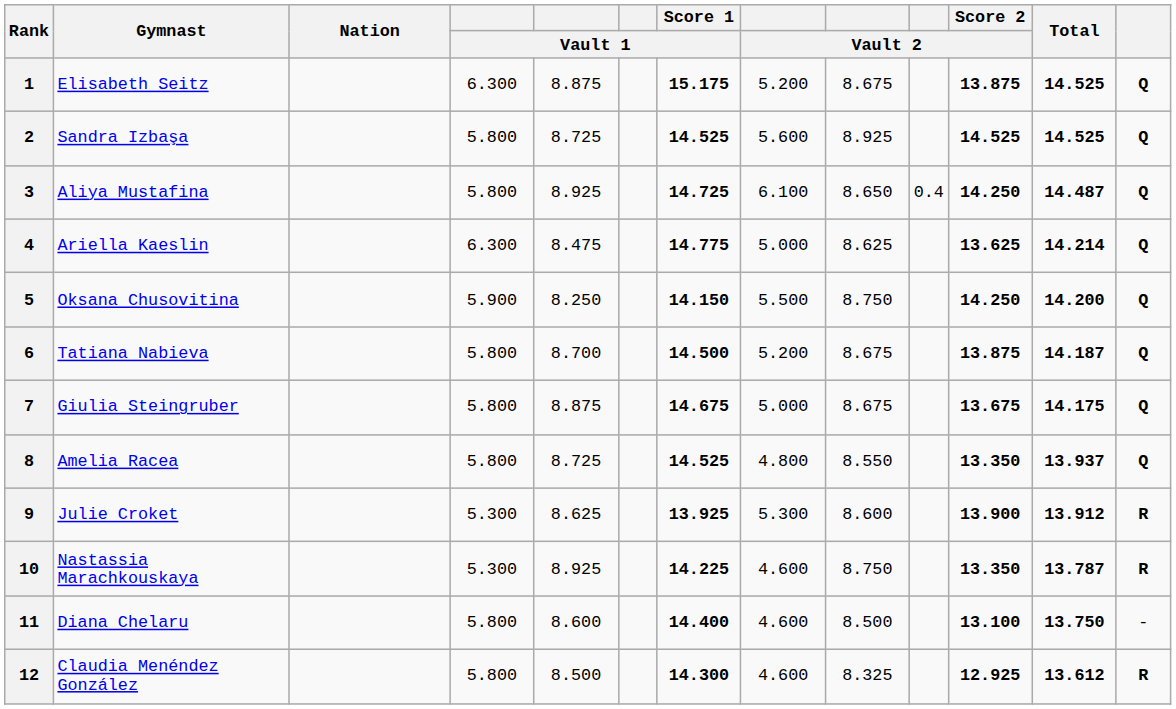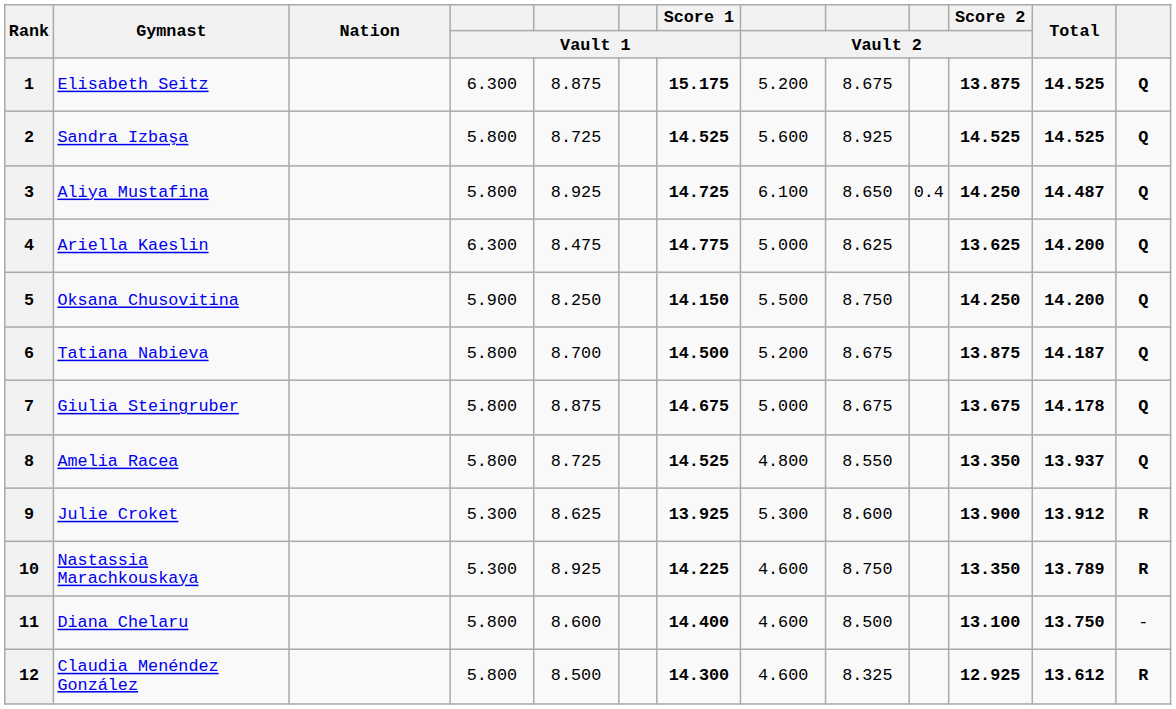(1074, 246) 14.214 -> (1074, 246) 14.200
(1074, 408) 14.175 -> (1074, 408) 14.178
(1074, 569) 13.787 -> (1074, 569) 13.789
